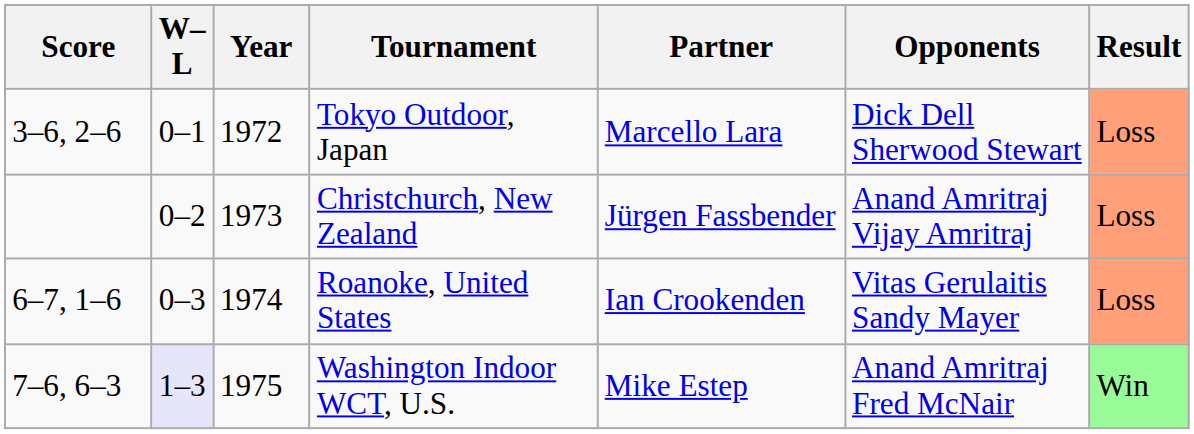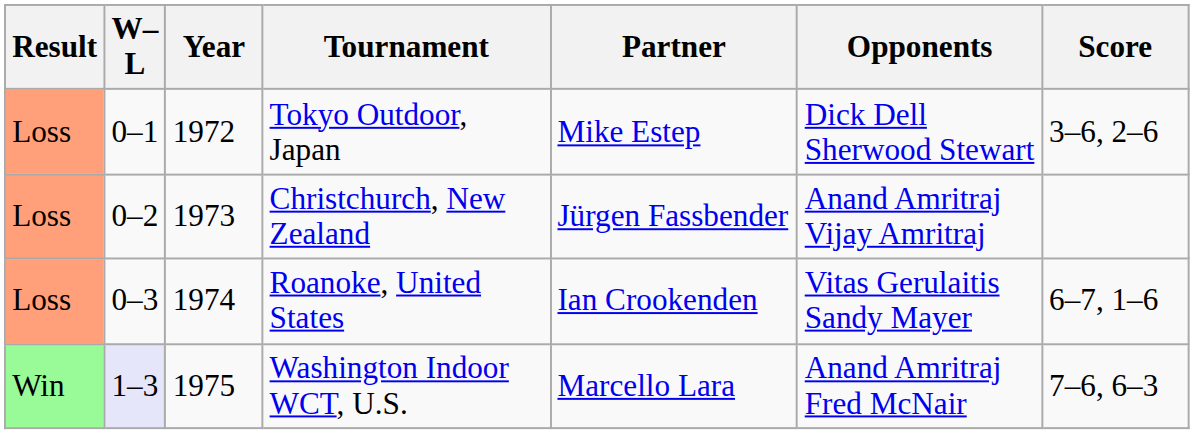columns swapped: (1139, 46) <-> (78, 46)
(694, 131) Marcello Lara -> (629, 131) Mike Estep
(676, 385) Mike Estep -> (646, 385) Marcello Lara
